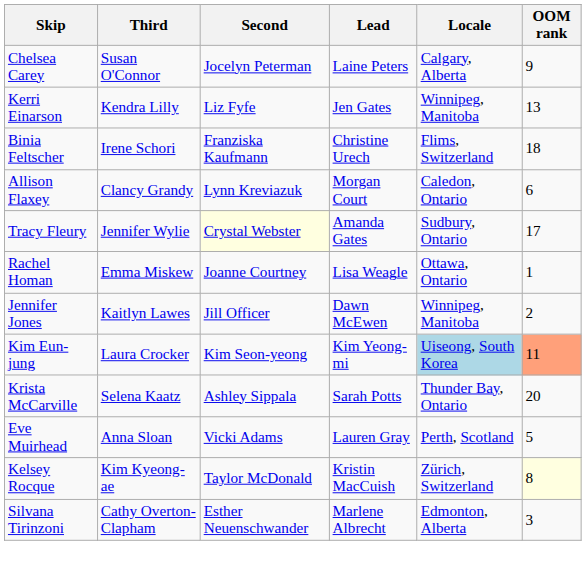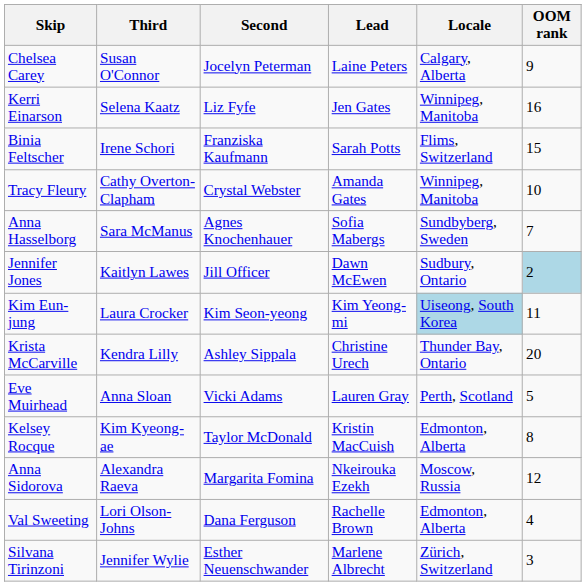(140, 107) Kendra Lilly -> (140, 107) Selena Kaatz
(533, 107) 13 -> (534, 107) 16
(360, 148) Christine Urech -> (366, 148) Sarah Potts
(533, 148) 18 -> (534, 148) 15
- row: (30, 189)
(145, 231) Jennifer Wylie -> (147, 189) Cathy Overton-Clapham
(252, 231) lightyellow background -> (252, 189) no background
(448, 231) Sudbury, Ontario -> (451, 189) Winnipeg, Manitoba
(533, 231) 17 -> (534, 189) 10
+ row: (42, 231)
- row: (30, 272)
(452, 313) Winnipeg, Manitoba -> (447, 272) Sudbury, Ontario
(529, 313) no background -> (530, 272) lightblue background
(533, 354) lightsalmon background -> (533, 313) no background
(141, 395) Selena Kaatz -> (139, 354) Kendra Lilly
(367, 395) Sarah Potts -> (360, 354) Christine Urech
(457, 478) Zürich, Switzerland -> (453, 437) Edmonton, Alberta
(529, 478) lightyellow background -> (530, 437) no background
+ row: (35, 478)
+ row: (48, 519)
(148, 519) Cathy Overton-Clapham -> (144, 560) Jennifer Wylie
(454, 519) Edmonton, Alberta -> (456, 560) Zürich, Switzerland
